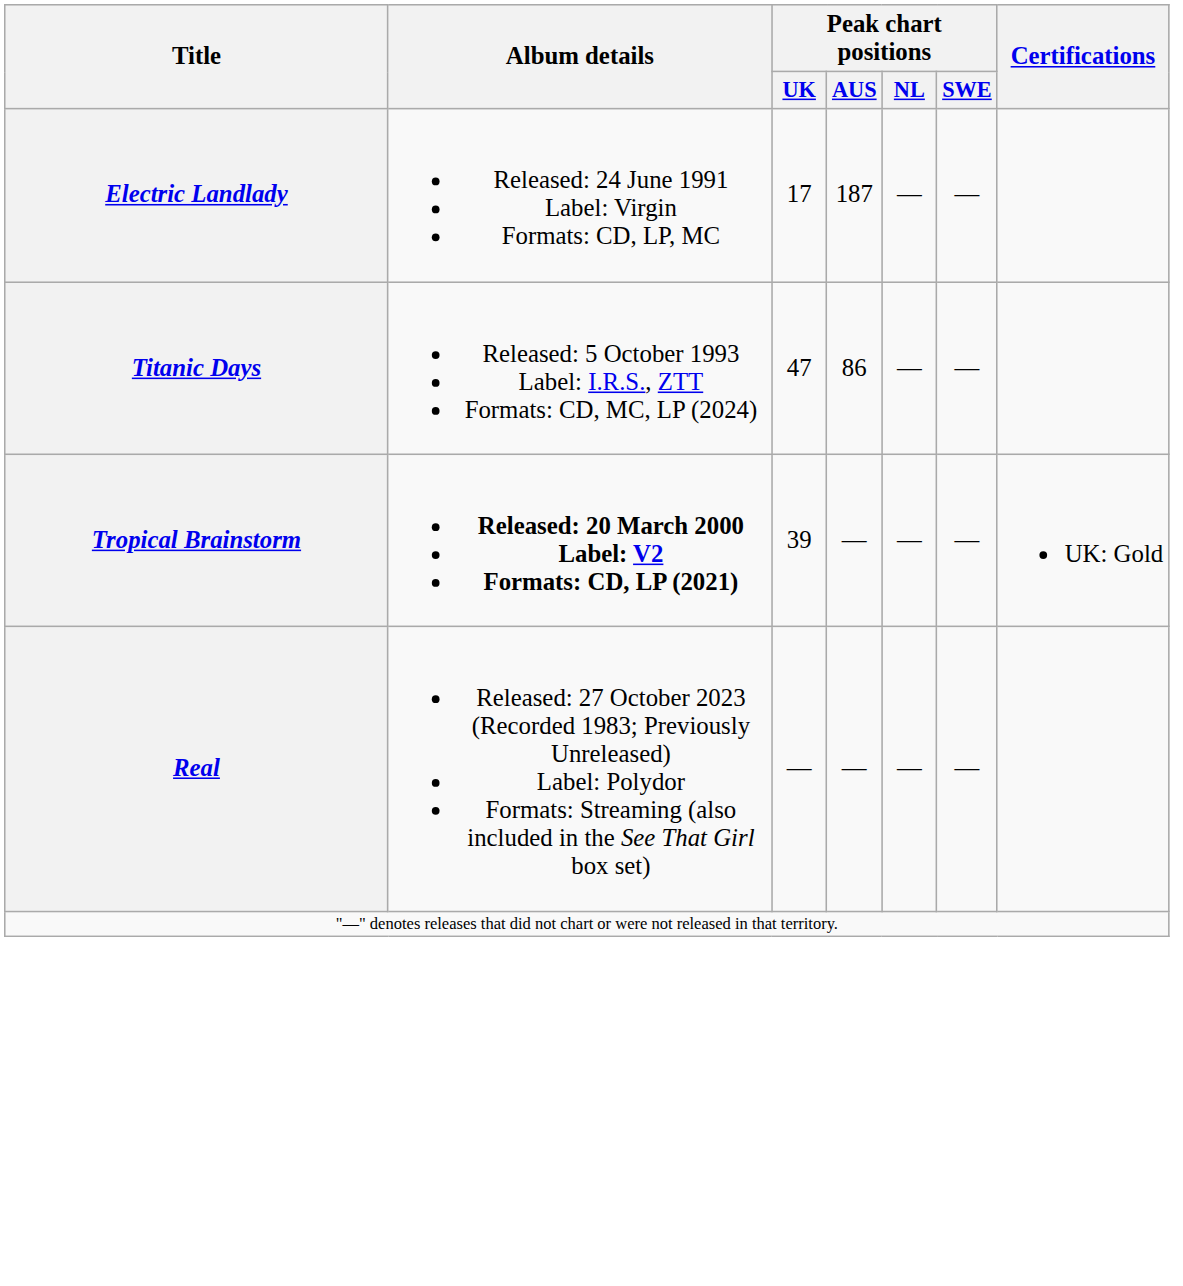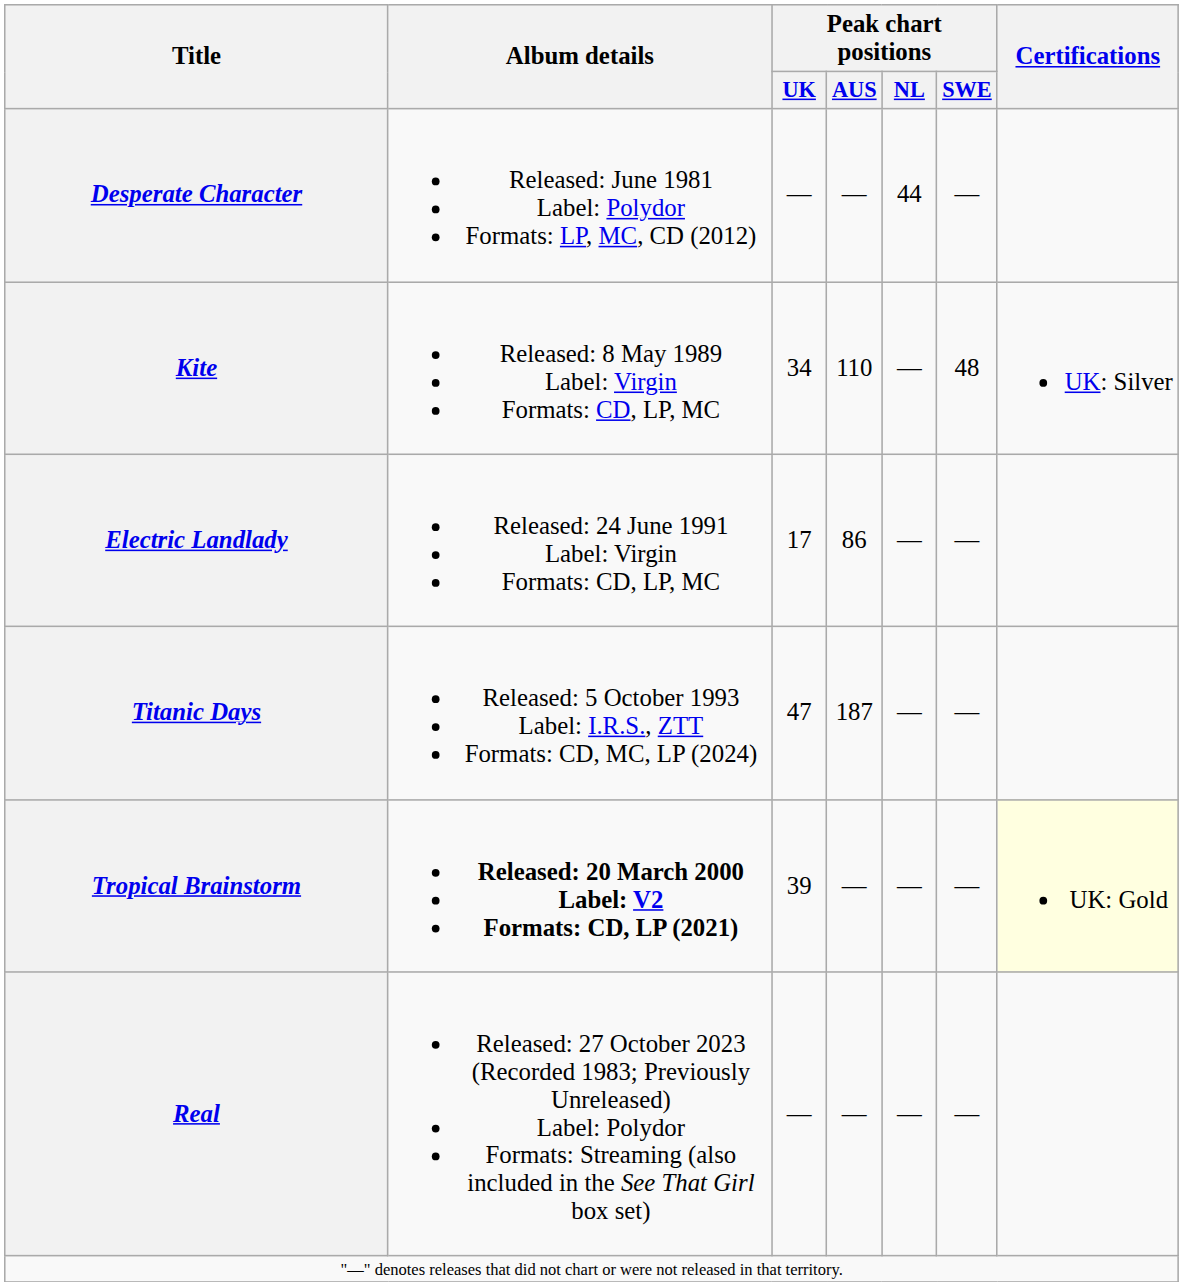+ row: (196, 194)
+ row: (196, 367)
(854, 194) 187 -> (854, 540) 86
(854, 367) 86 -> (854, 712) 187
(1083, 554) no background -> (1088, 900) lightyellow background
